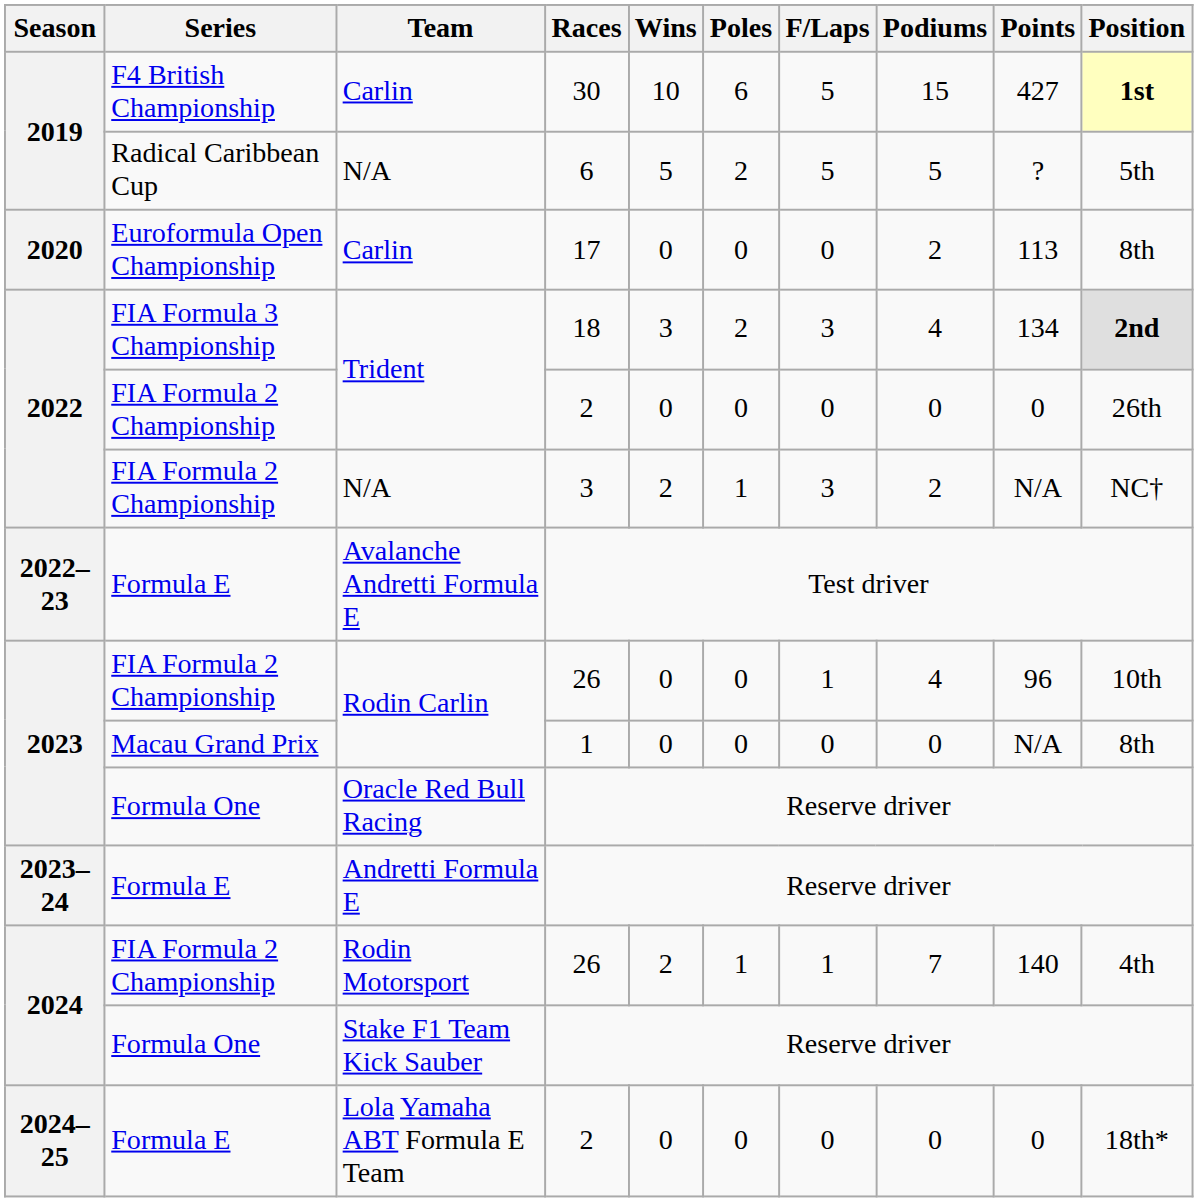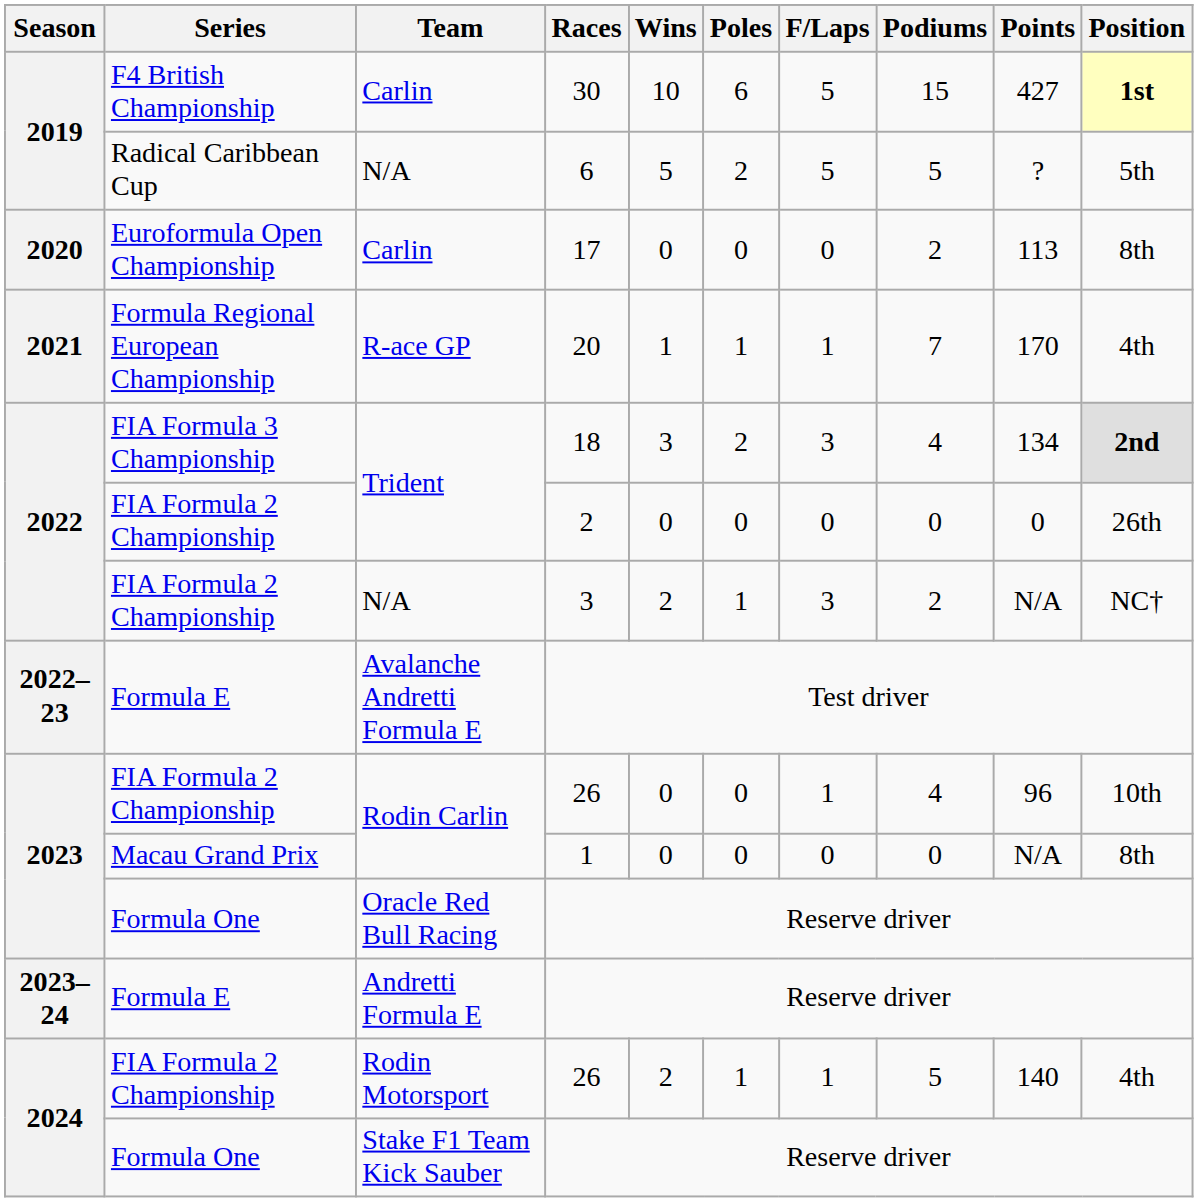+ row: (417, 345)
(935, 965) 7 -> (935, 1077) 5
- row: (434, 1140)
